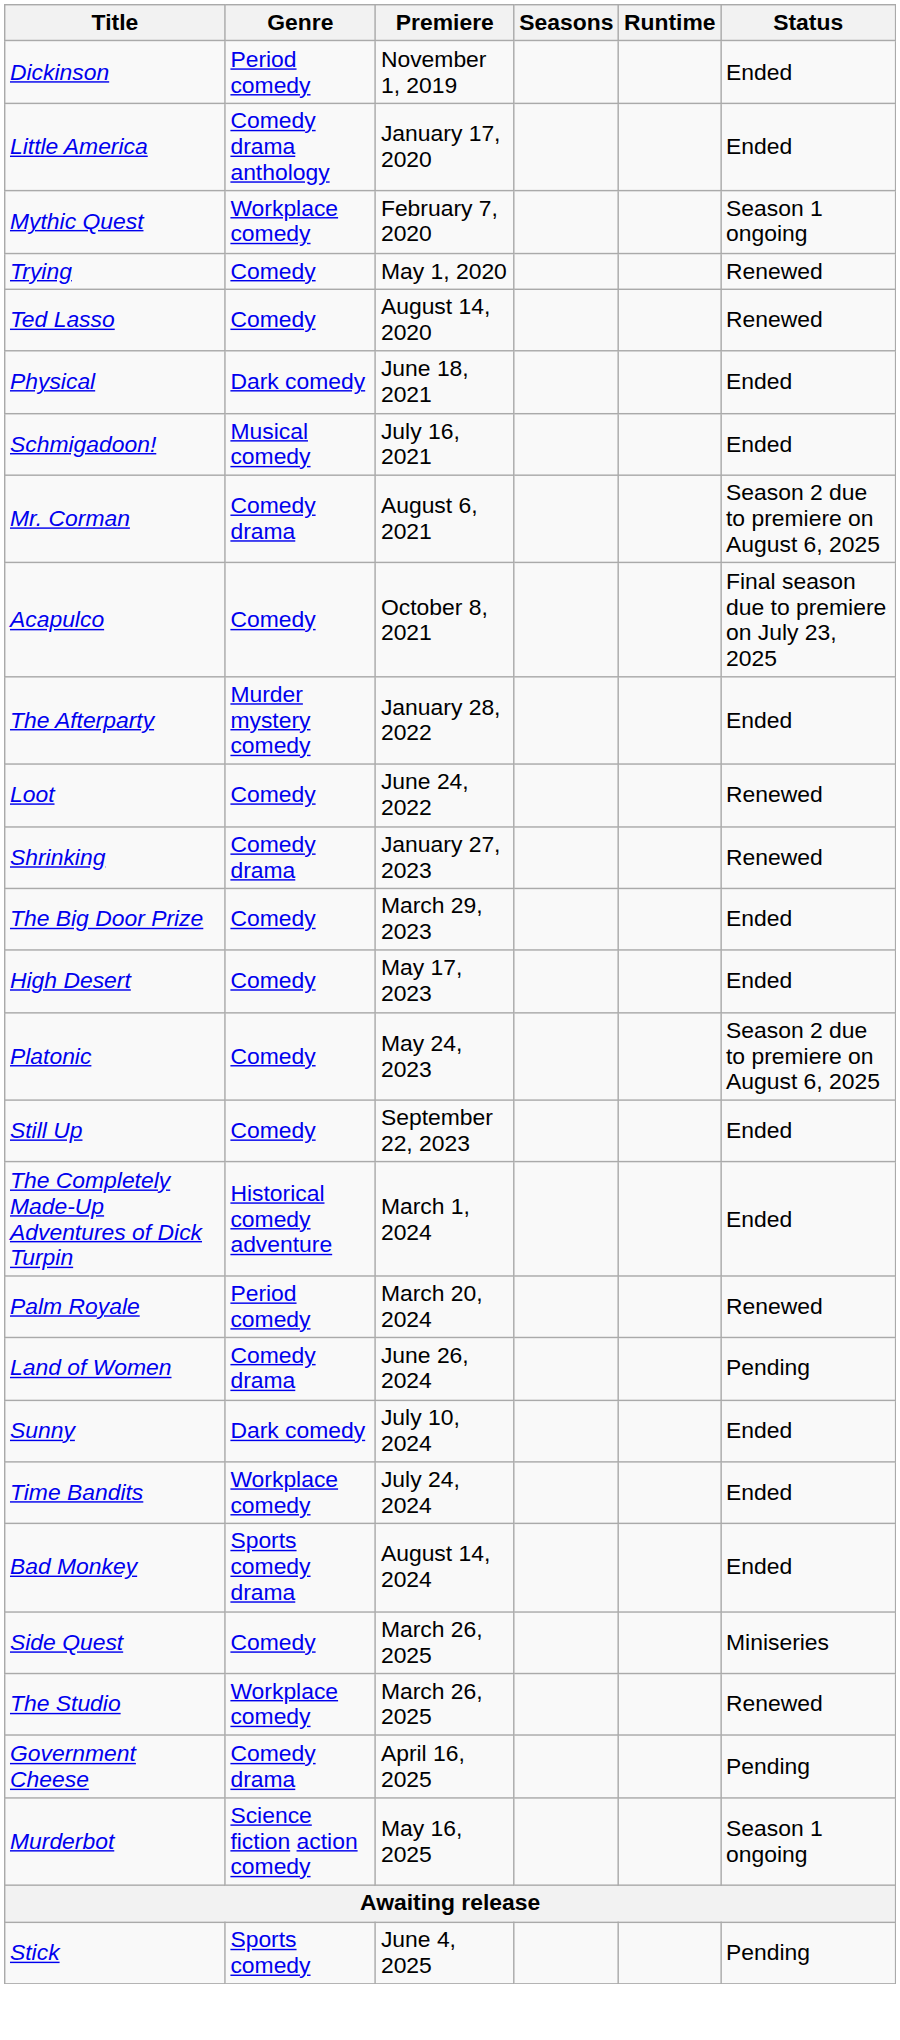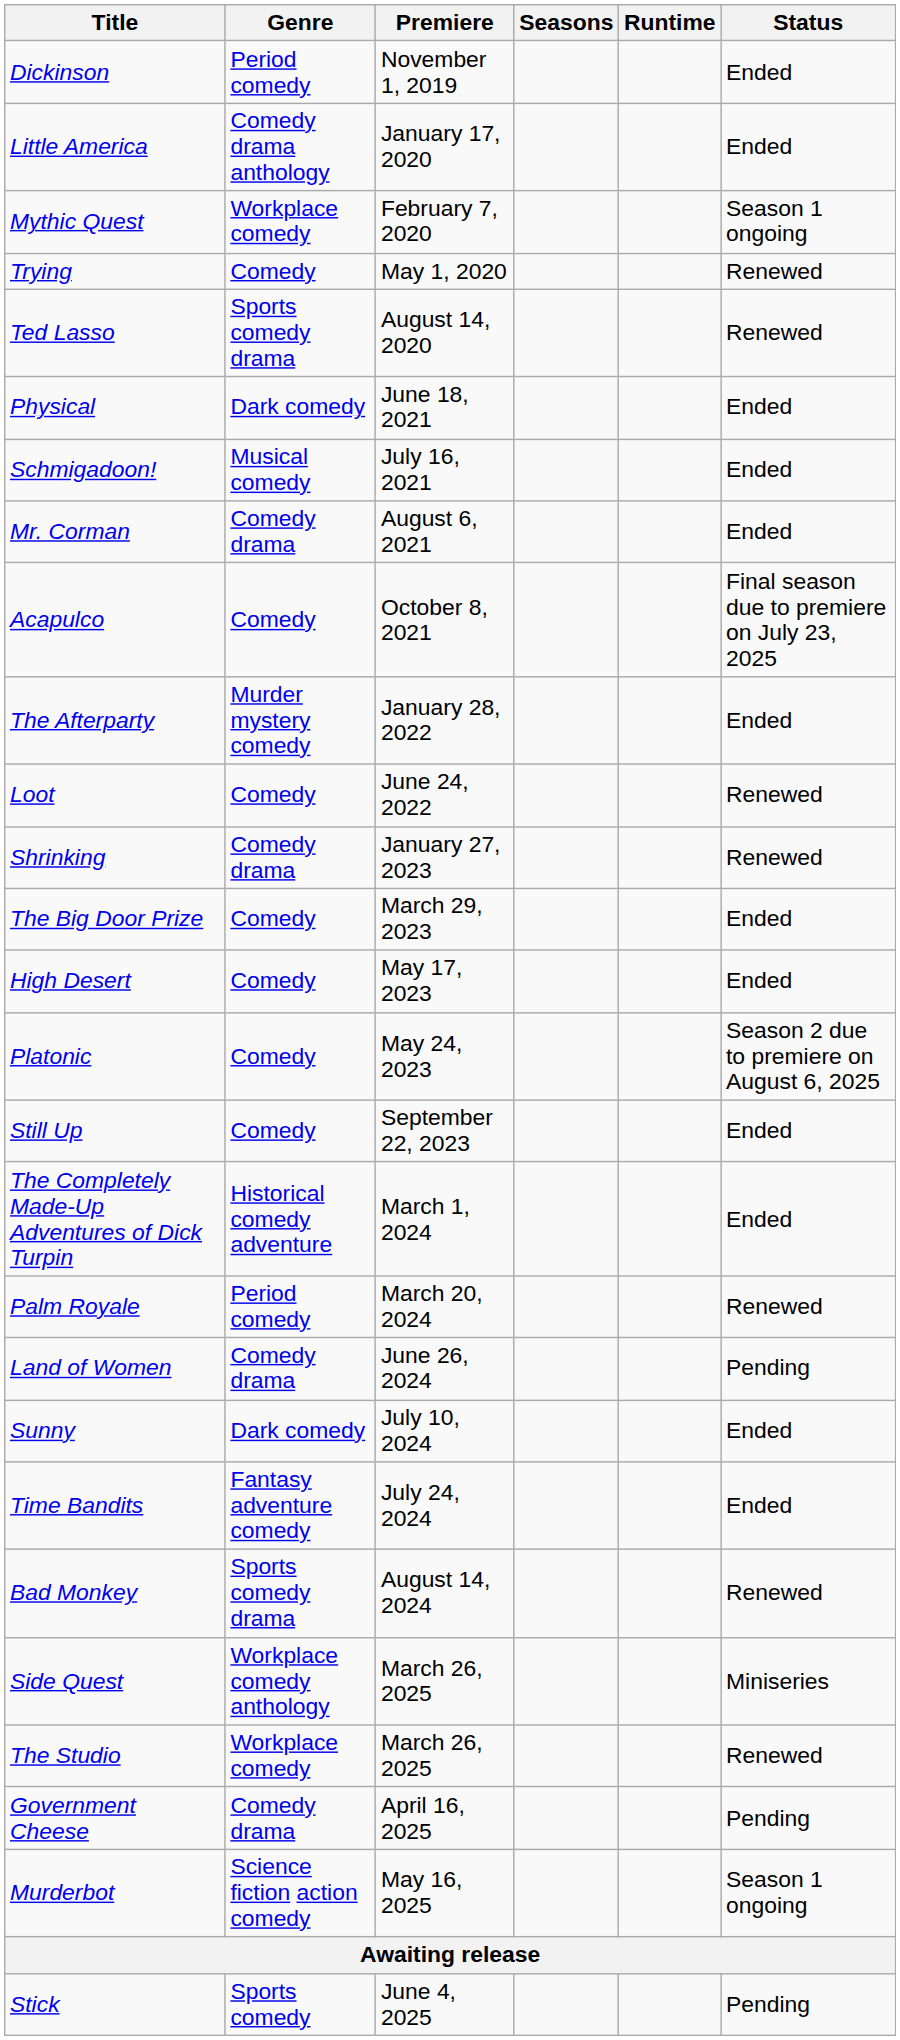(273, 319) Comedy -> (270, 332) Sports comedy drama
(803, 518) Season 2 due to premiere on August 6, 2025 -> (759, 531) Ended
(284, 1492) Workplace comedy -> (281, 1505) Fantasy adventure comedy
(759, 1567) Ended -> (774, 1593) Renewed
(273, 1642) Comedy -> (284, 1680) Workplace comedy anthology
